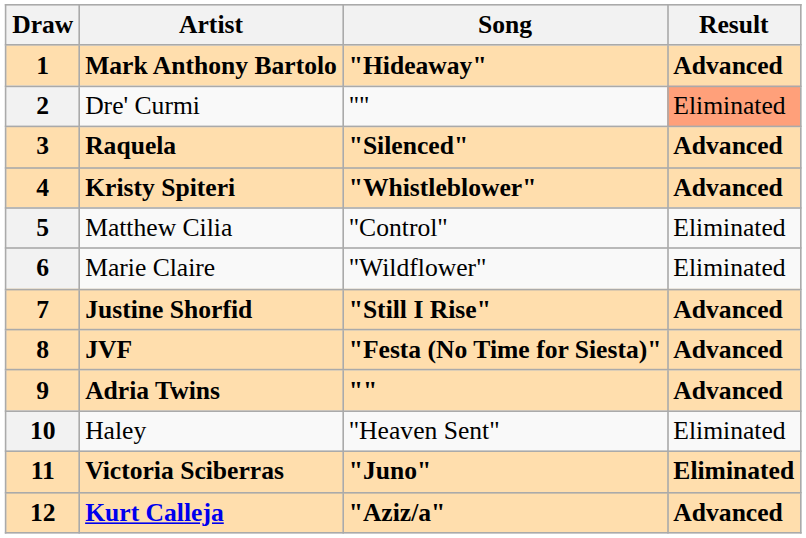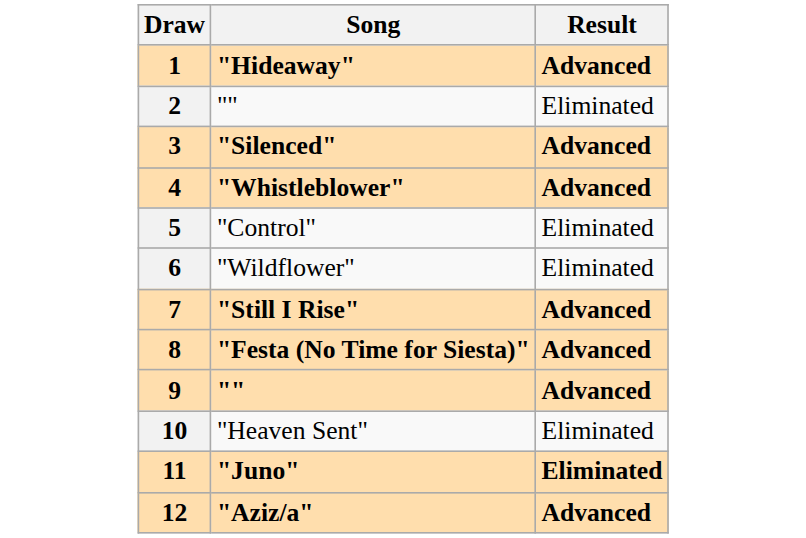- column: (211, 24)
(729, 106) lightsalmon background -> (598, 106) no background
